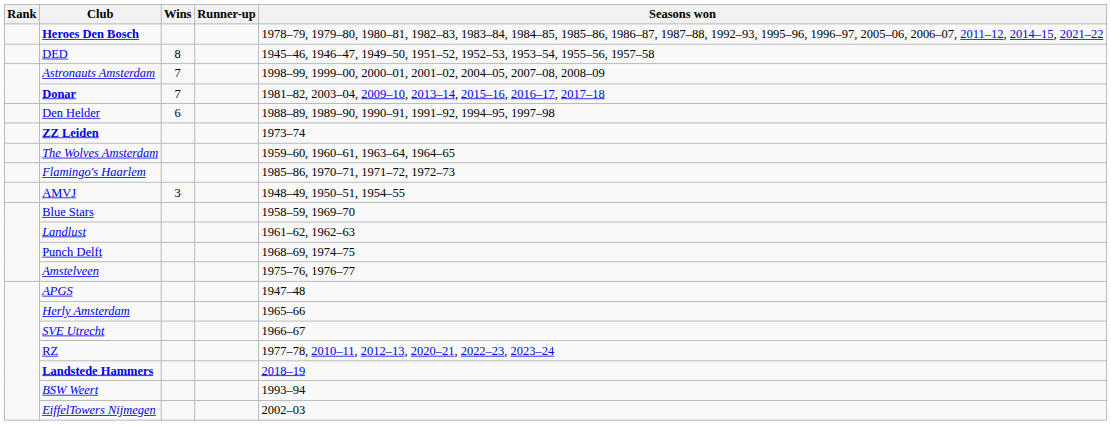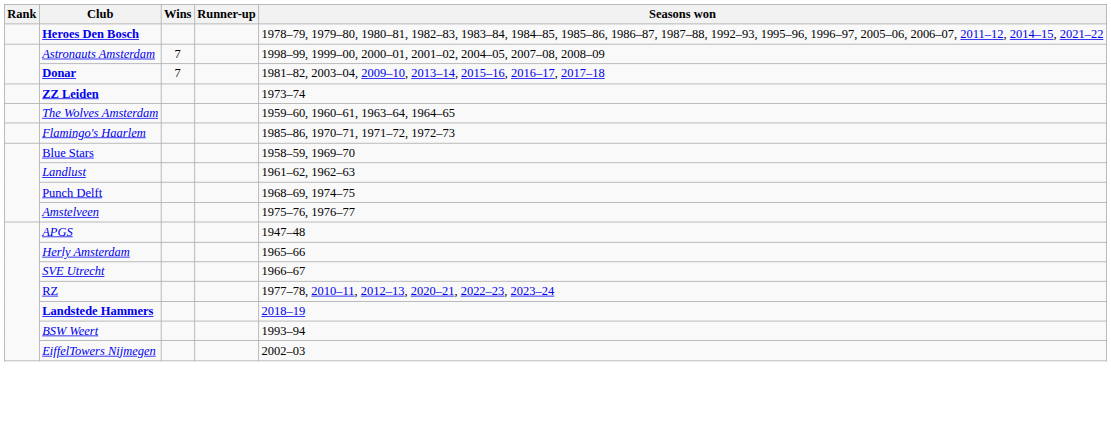- row: (55, 53)
- row: (71, 113)
- row: (59, 192)
